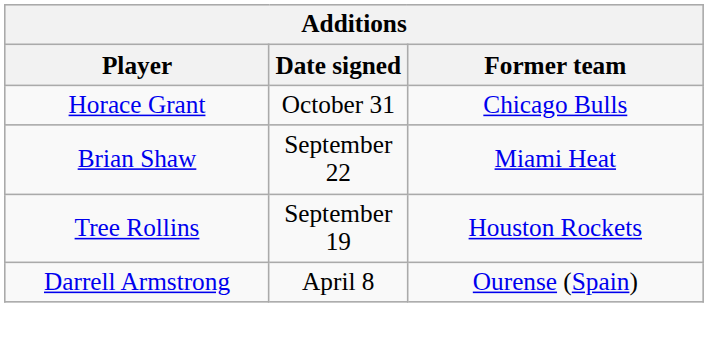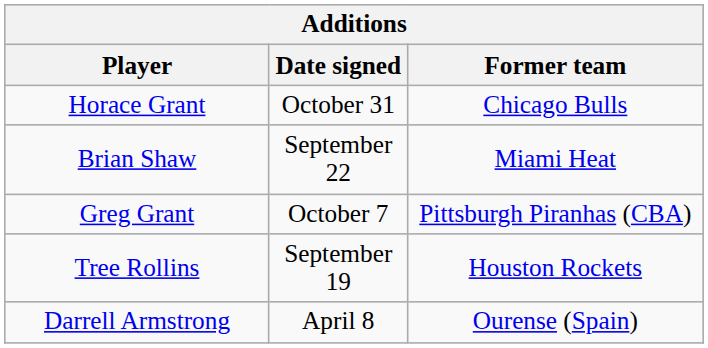+ row: (137, 213)
